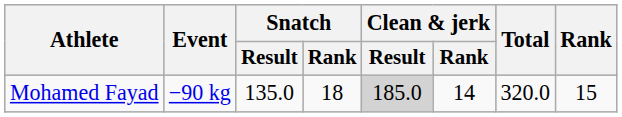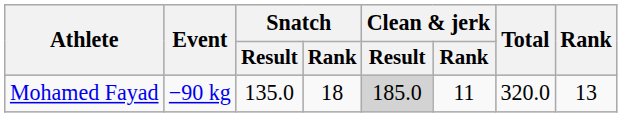(464, 93) 14 -> (464, 93) 11
(586, 93) 15 -> (586, 93) 13
